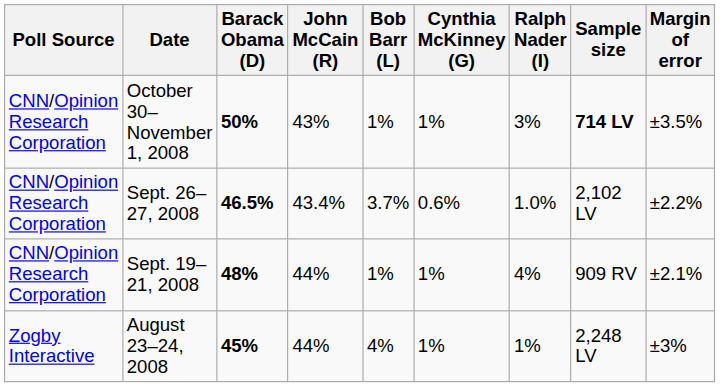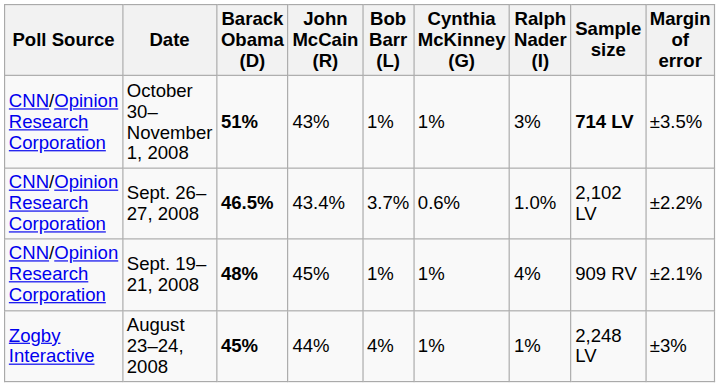(240, 121) 50% -> (240, 121) 51%
(311, 274) 44% -> (311, 274) 45%
